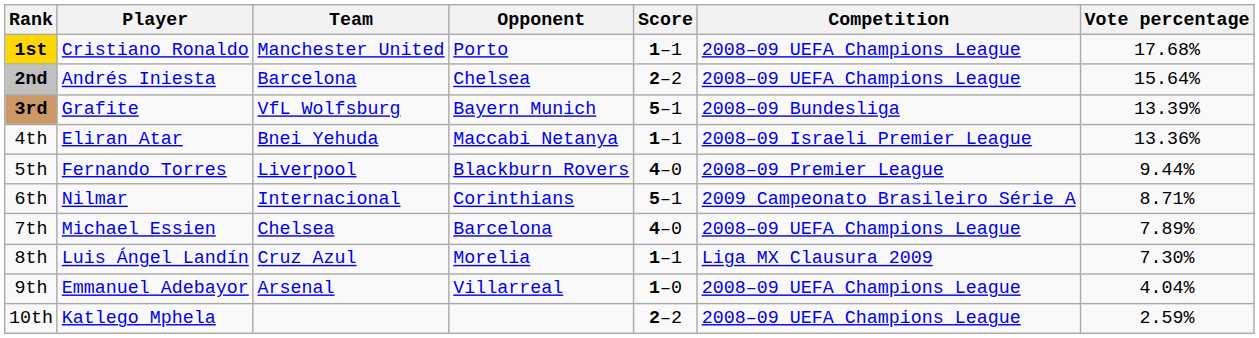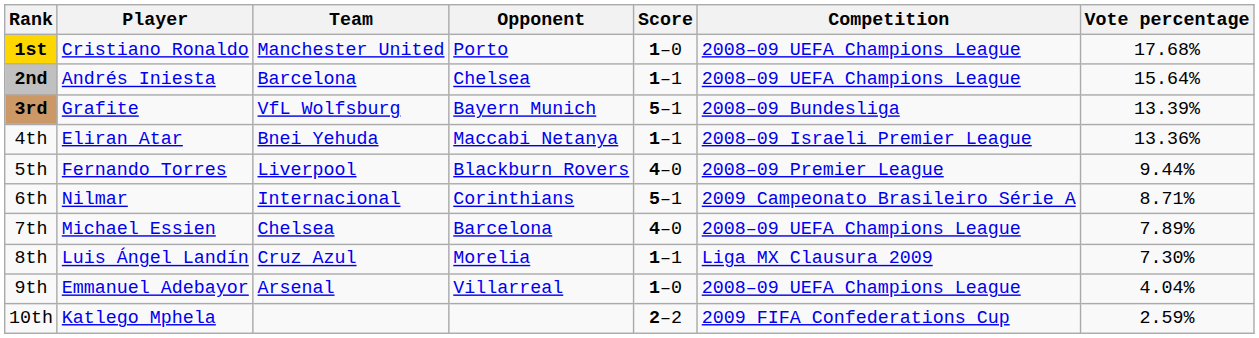(665, 50) 1–1 -> (665, 50) 1–0
(665, 79) 2–2 -> (665, 79) 1–1
(861, 318) 2008–09 UEFA Champions League -> (856, 318) 2009 FIFA Confederations Cup
